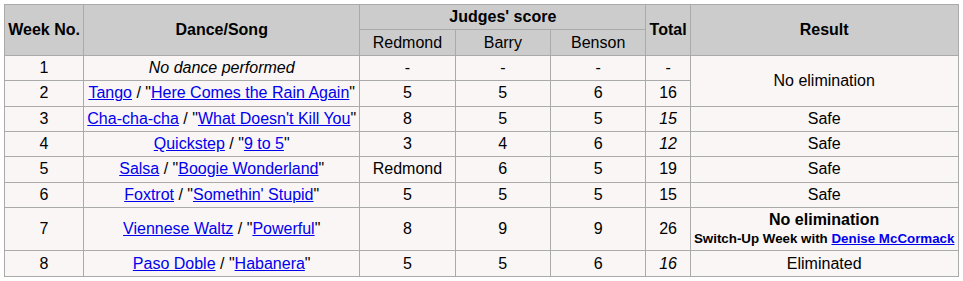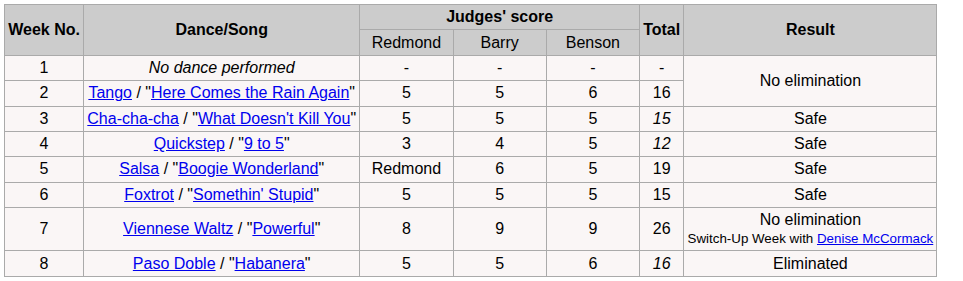(407, 118) 8 -> (406, 118) 5
(598, 144) 6 -> (593, 144) 5
(824, 229) bold -> (810, 229) normal
